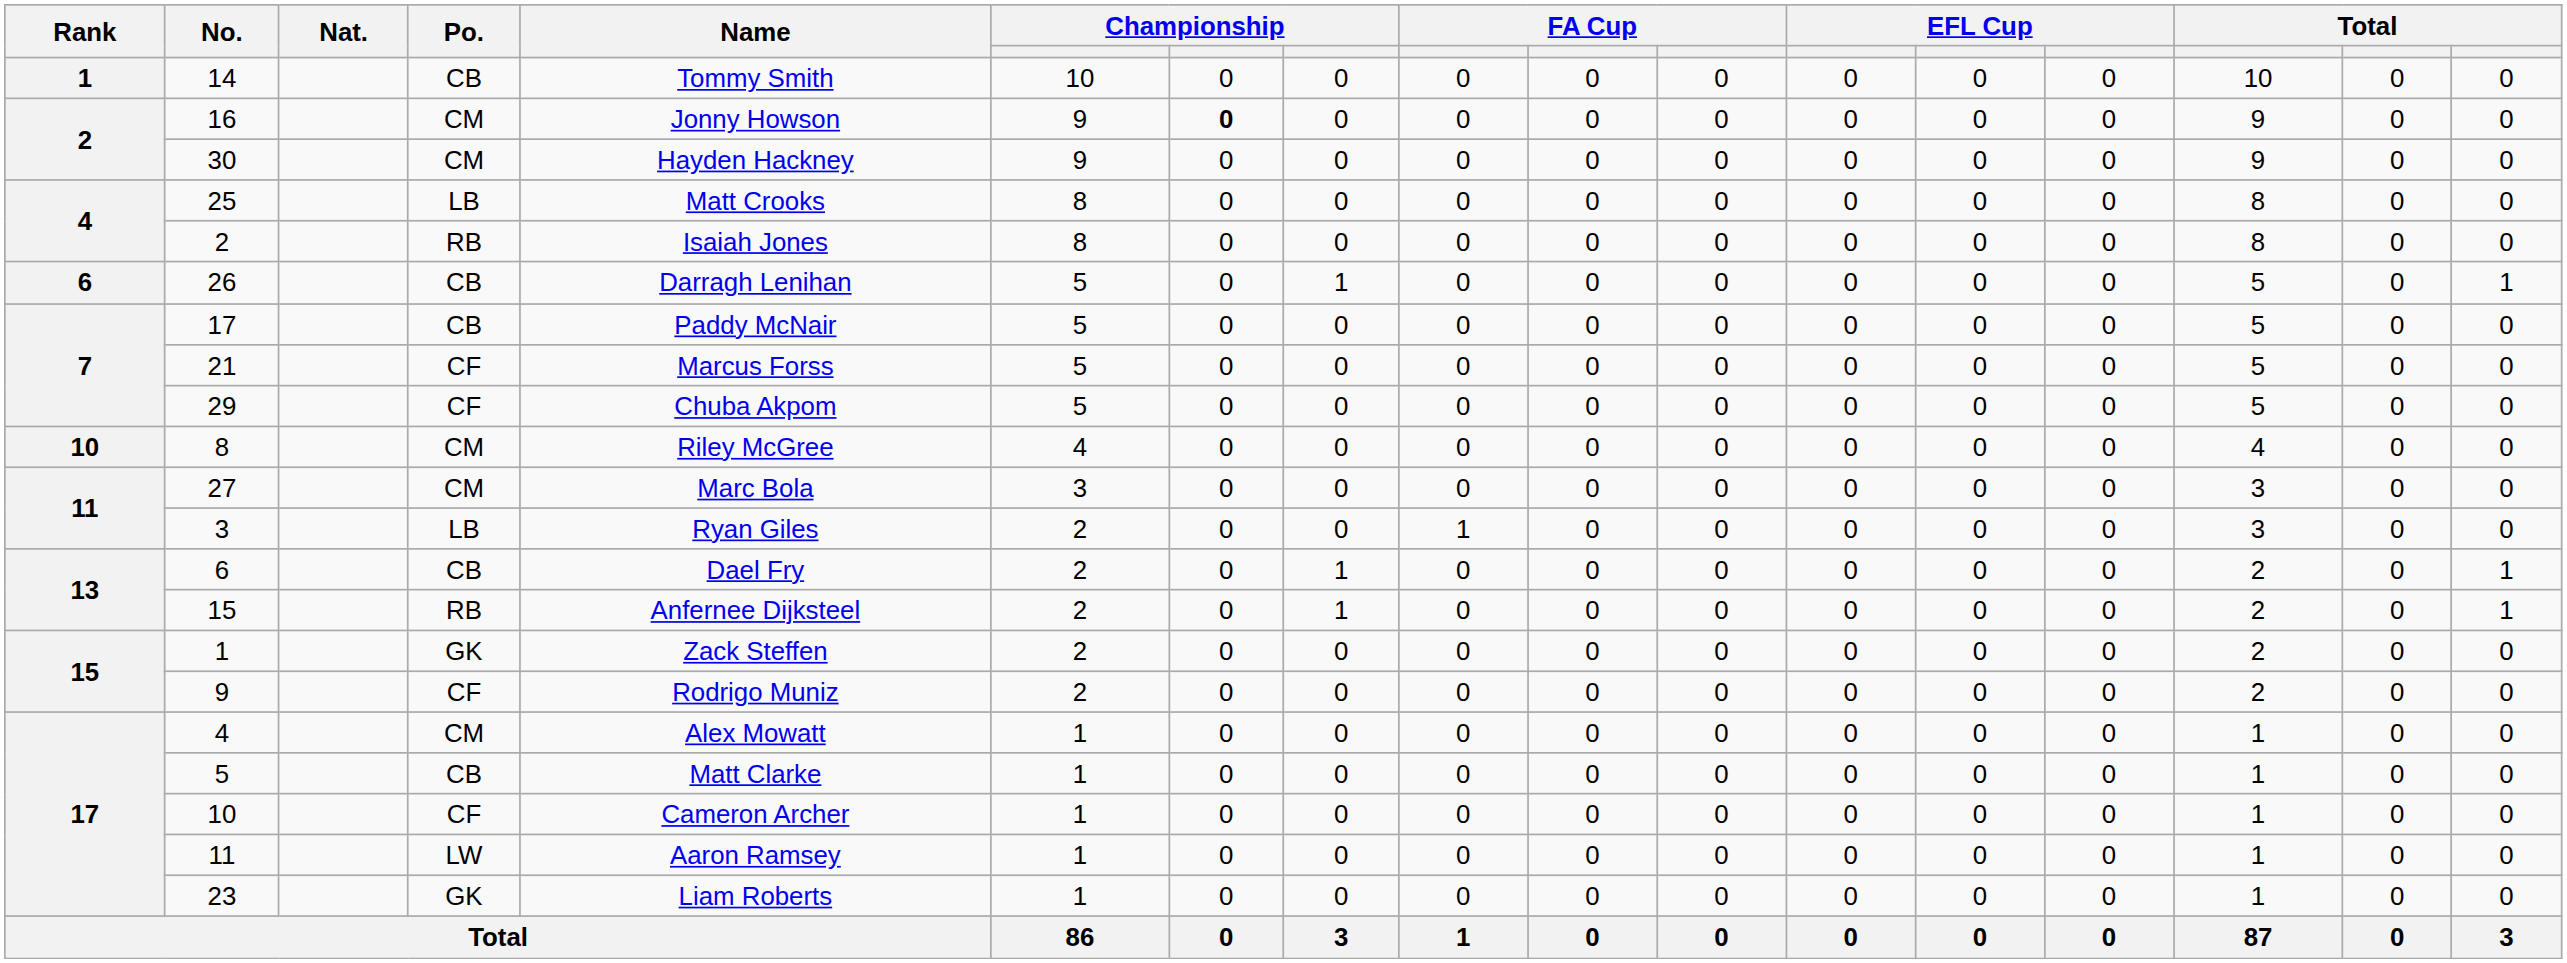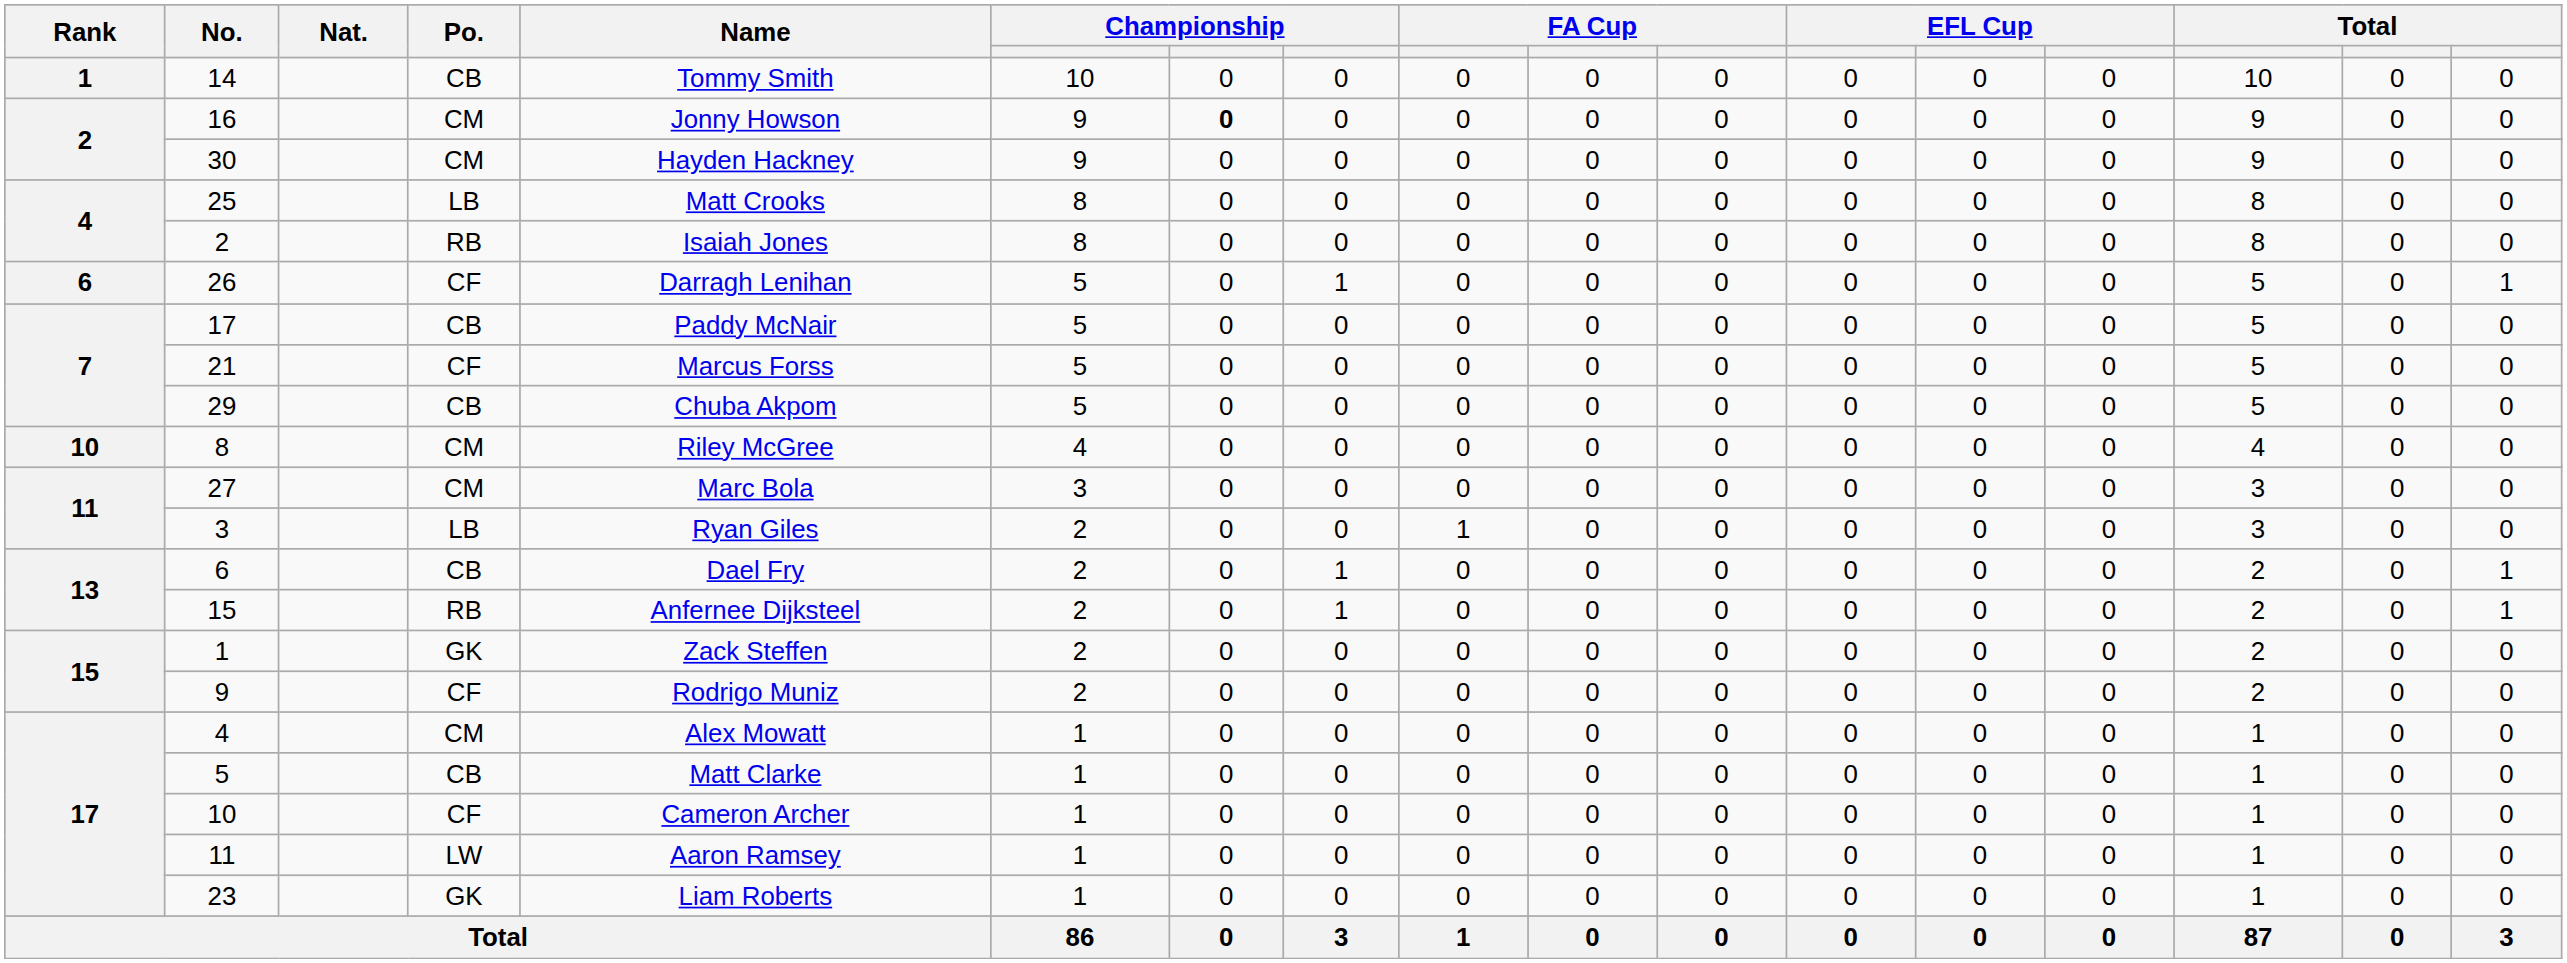(464, 283) CB -> (464, 283) CF
(464, 406) CF -> (464, 406) CB
